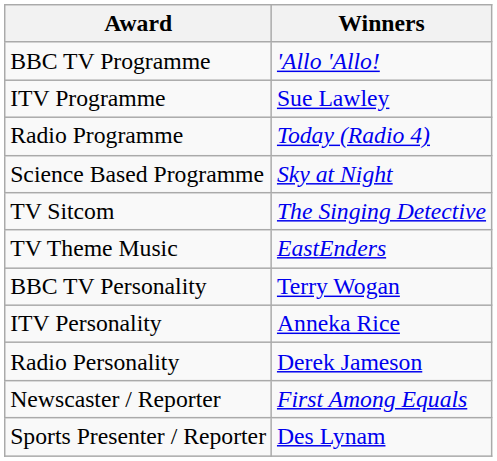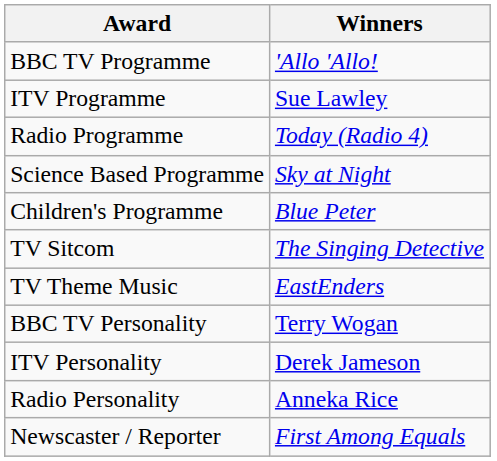+ row: (117, 211)
(338, 323) Anneka Rice -> (348, 361) Derek Jameson
(350, 361) Derek Jameson -> (336, 398) Anneka Rice
- row: (138, 436)
